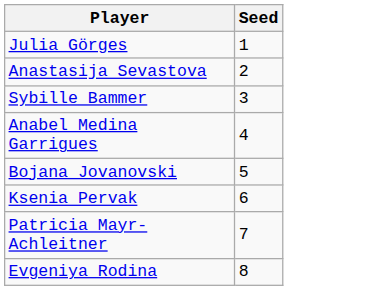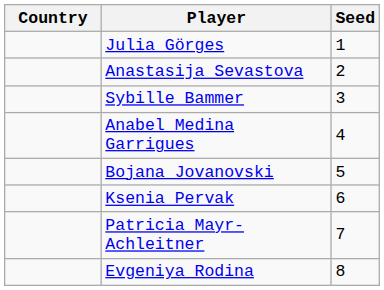+ column: (53, 18)
